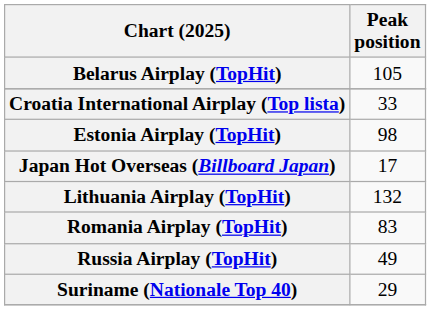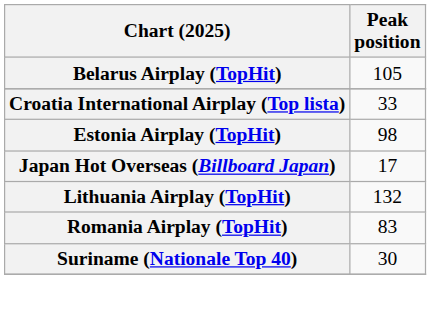- row: (177, 258)
(387, 289) 29 -> (387, 258) 30
